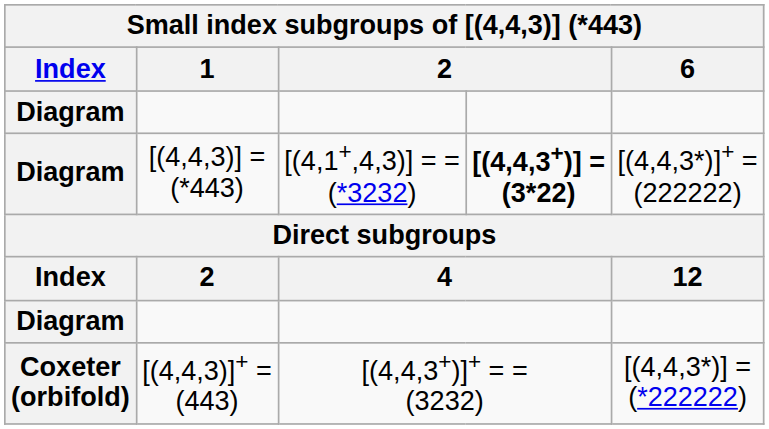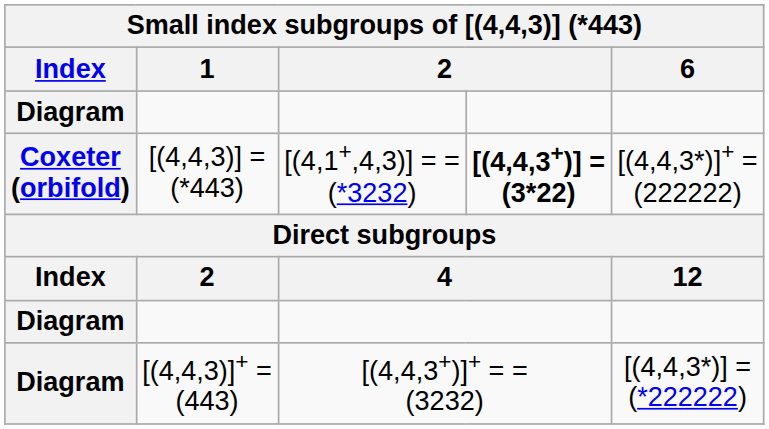(70, 173) Diagram -> (70, 173) Coxeter (orbifold)
(70, 382) Coxeter (orbifold) -> (70, 382) Diagram
